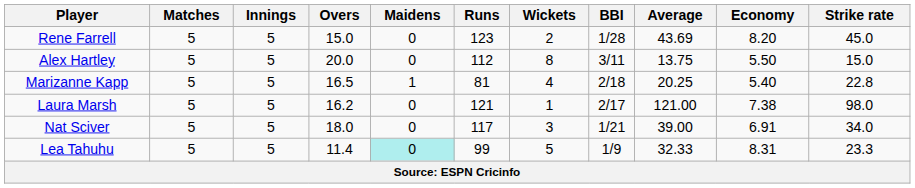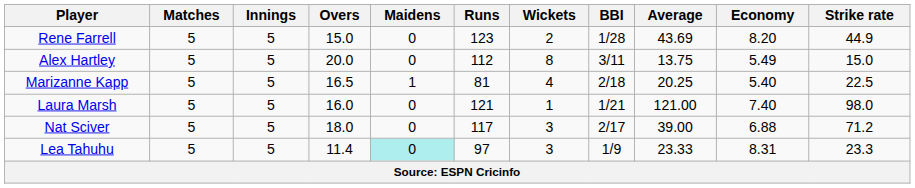(859, 37) 45.0 -> (859, 37) 44.9
(763, 60) 5.50 -> (763, 60) 5.49
(859, 82) 22.8 -> (859, 82) 22.5
(340, 104) 16.2 -> (340, 104) 16.0
(612, 104) 2/17 -> (612, 104) 1/21
(763, 104) 7.38 -> (763, 104) 7.40
(612, 127) 1/21 -> (612, 127) 2/17
(763, 127) 6.91 -> (763, 127) 6.88
(859, 127) 34.0 -> (859, 127) 71.2
(482, 149) 99 -> (482, 149) 97
(549, 149) 5 -> (549, 149) 3
(675, 149) 32.33 -> (675, 149) 23.33
